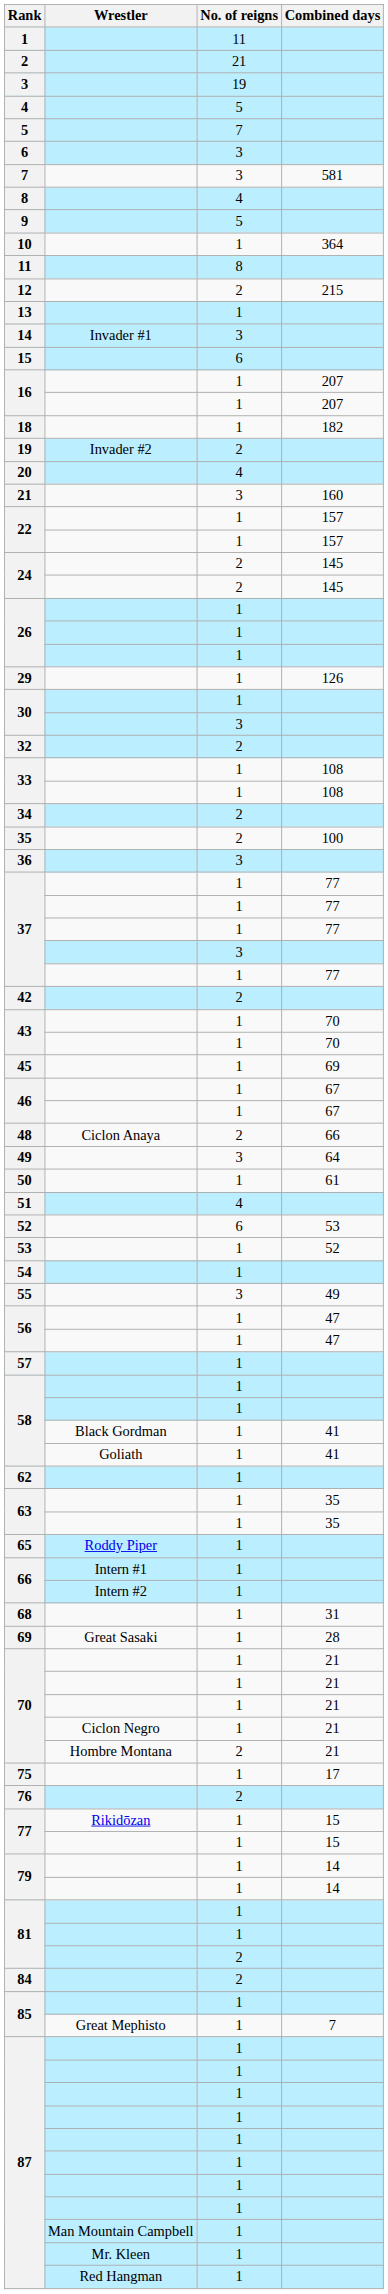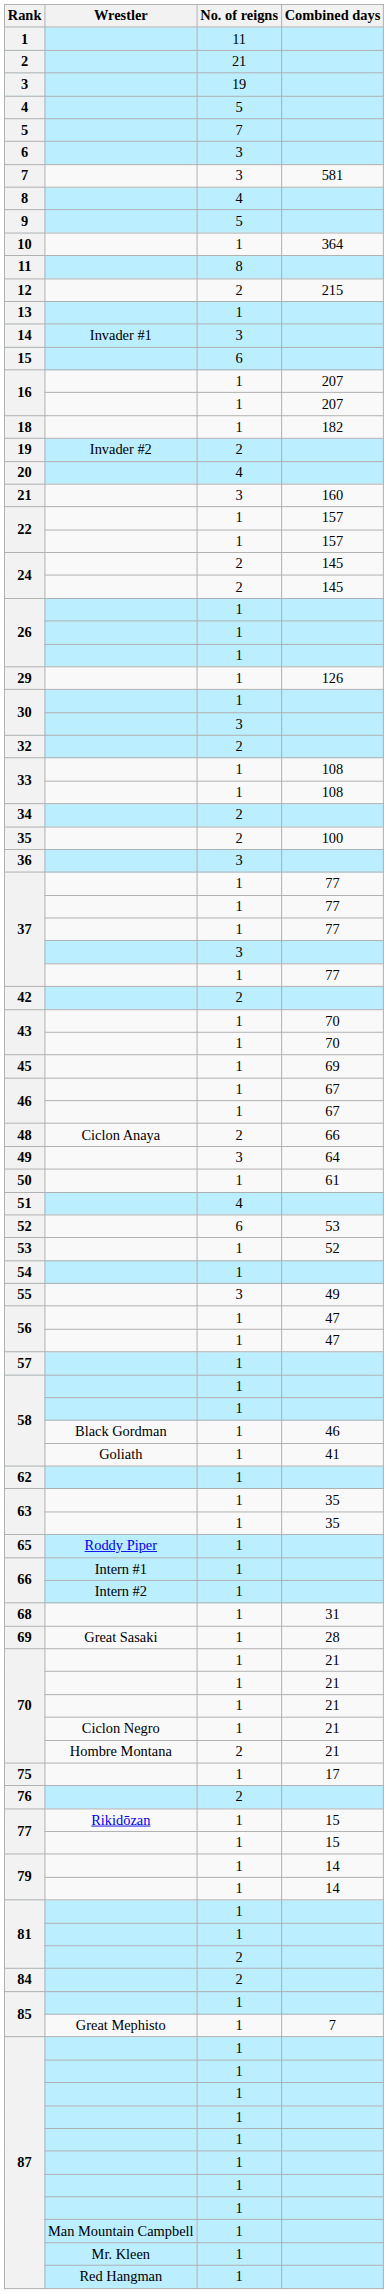(332, 1431) 41 -> (332, 1431) 46
